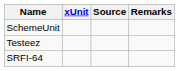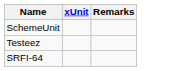- column: (110, 12)
